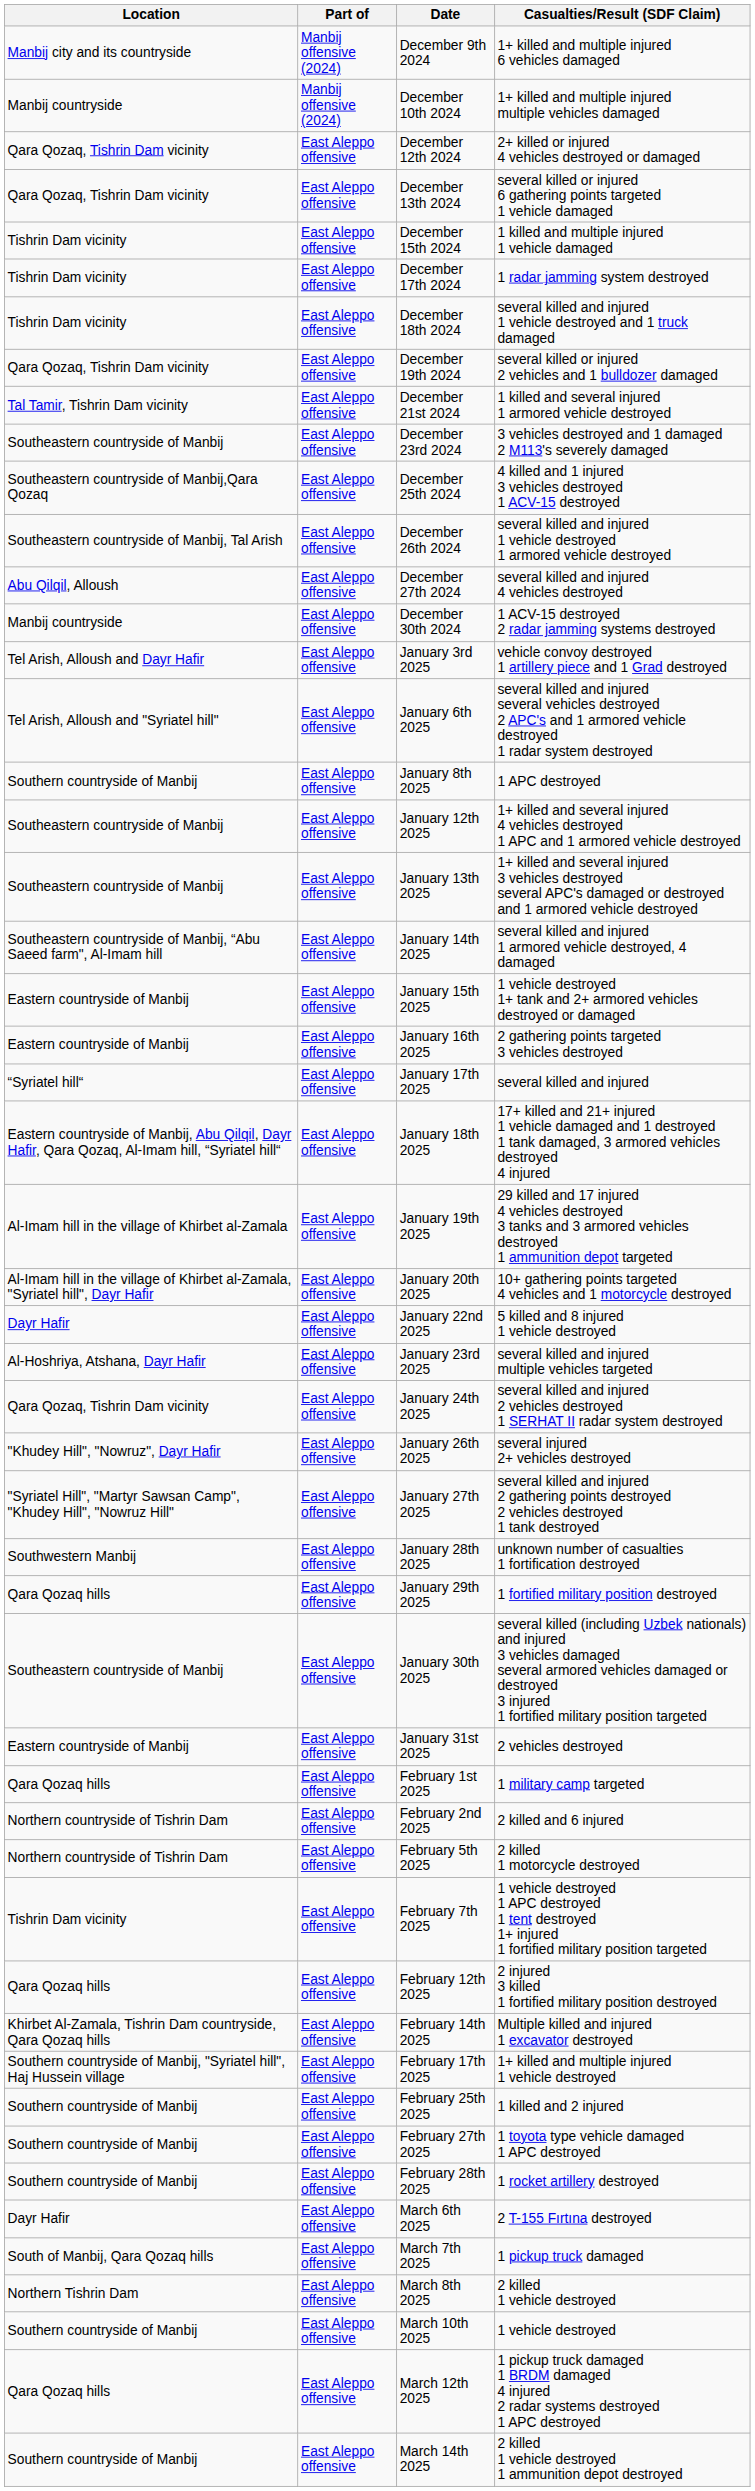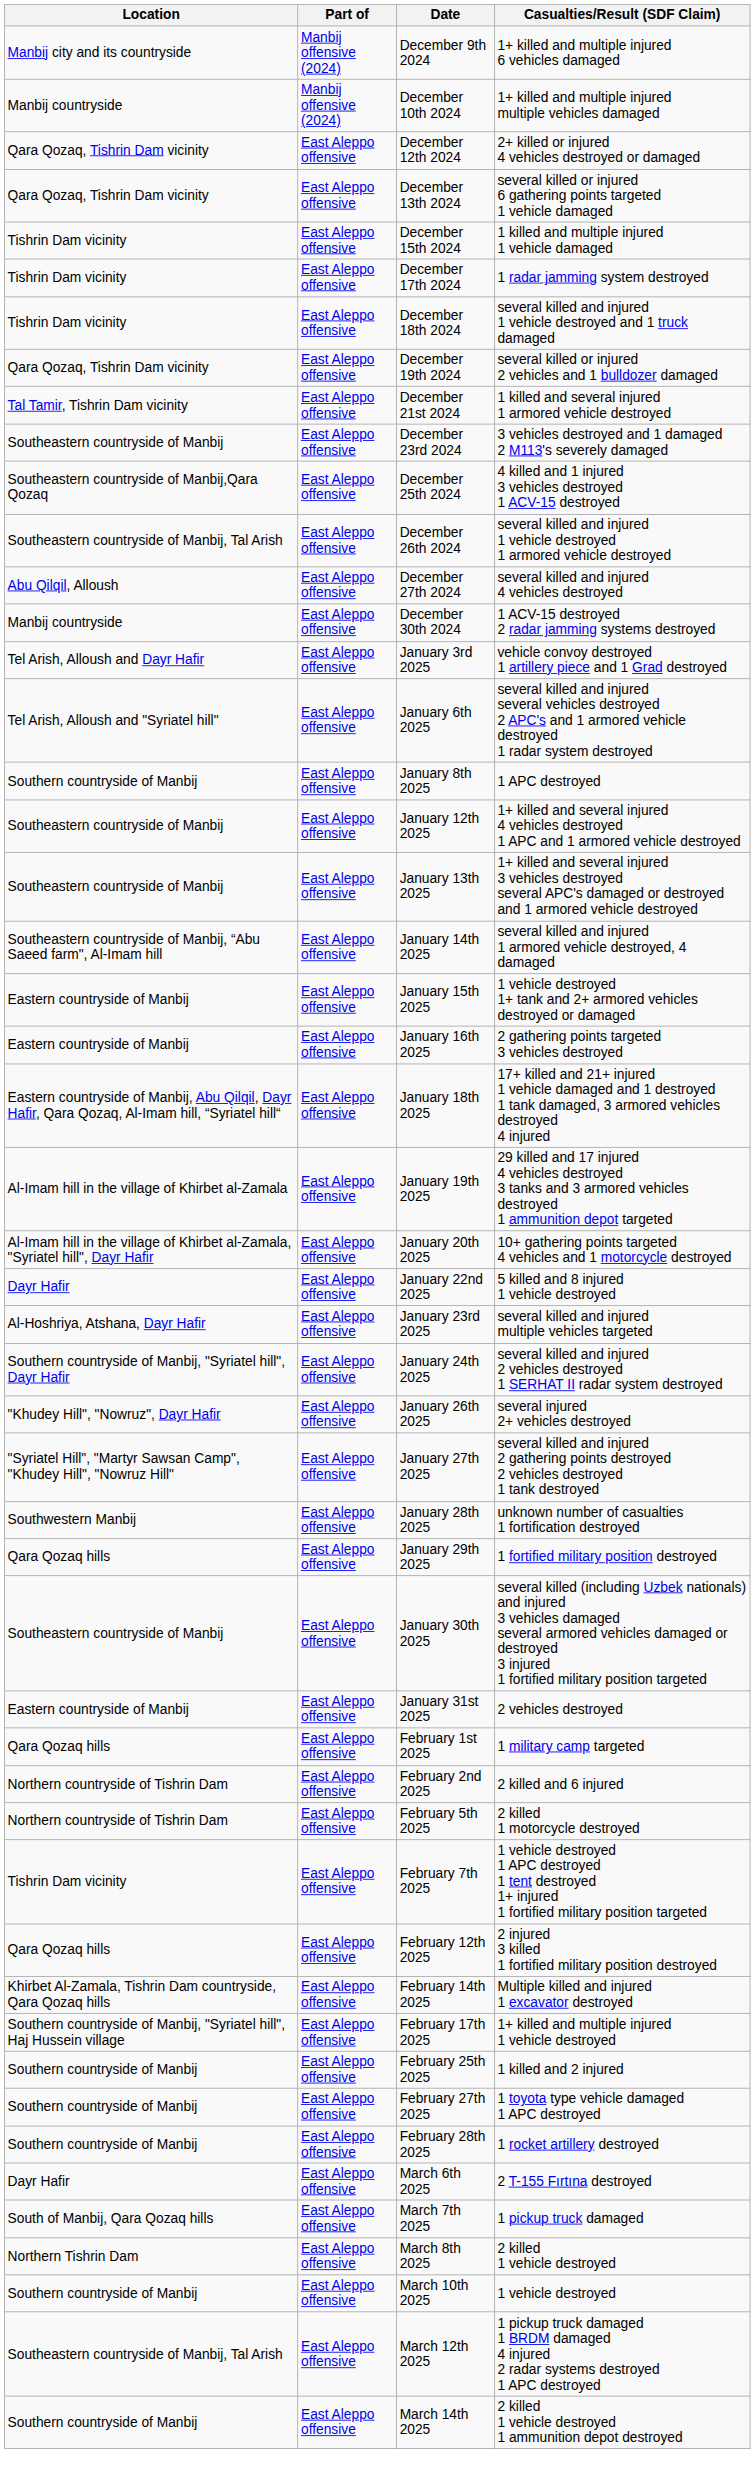- row: (439, 1082)
(108, 1406) Qara Qozaq, Tishrin Dam vicinity -> (146, 1369) Southern countryside of Manbij, "Syriatel hill", Dayr Hafir
(59, 2391) Qara Qozaq hills -> (145, 2354) Southeastern countryside of Manbij, Tal Arish
